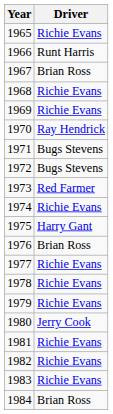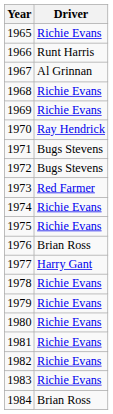(64, 71) Brian Ross -> (65, 71) Al Grinnan
(65, 226) Harry Gant -> (69, 226) Richie Evans
(69, 264) Richie Evans -> (65, 264) Harry Gant
(64, 322) Jerry Cook -> (69, 322) Richie Evans
